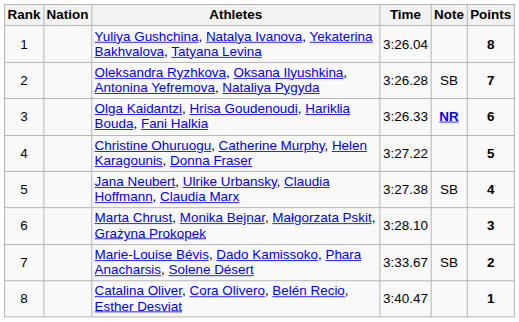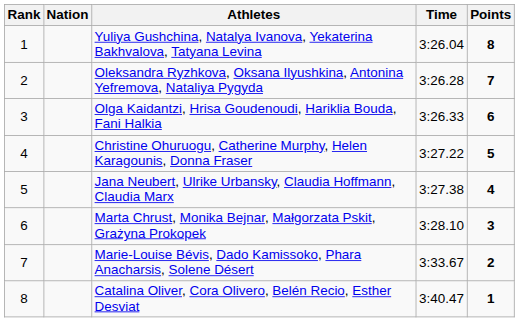- column: (449, 15)
